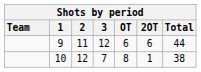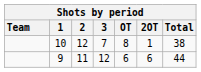rows swapped: (61, 59) <-> (61, 44)
